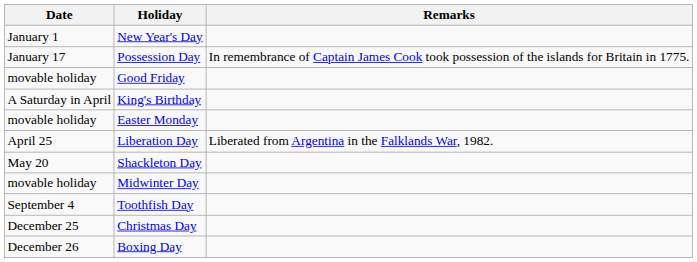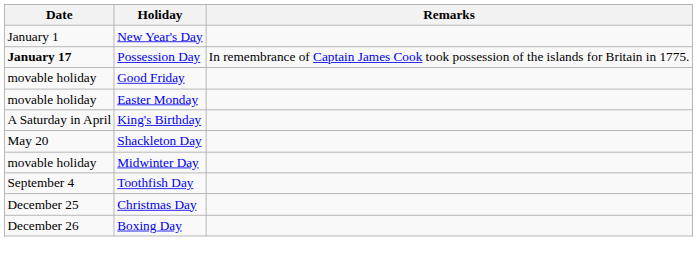(36, 57) normal -> (39, 57) bold
rows swapped: (158, 120) <-> (159, 99)
- row: (158, 141)
